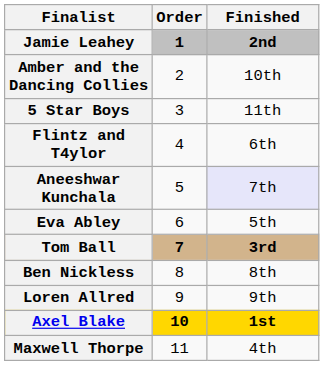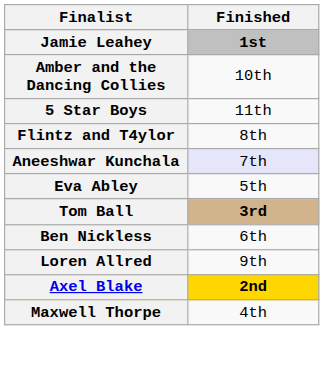- column: (179, 17)
(263, 42) 2nd -> (253, 42) 1st
(263, 145) 6th -> (253, 136) 8th
(263, 272) 8th -> (253, 237) 6th
(263, 323) 1st -> (253, 287) 2nd
